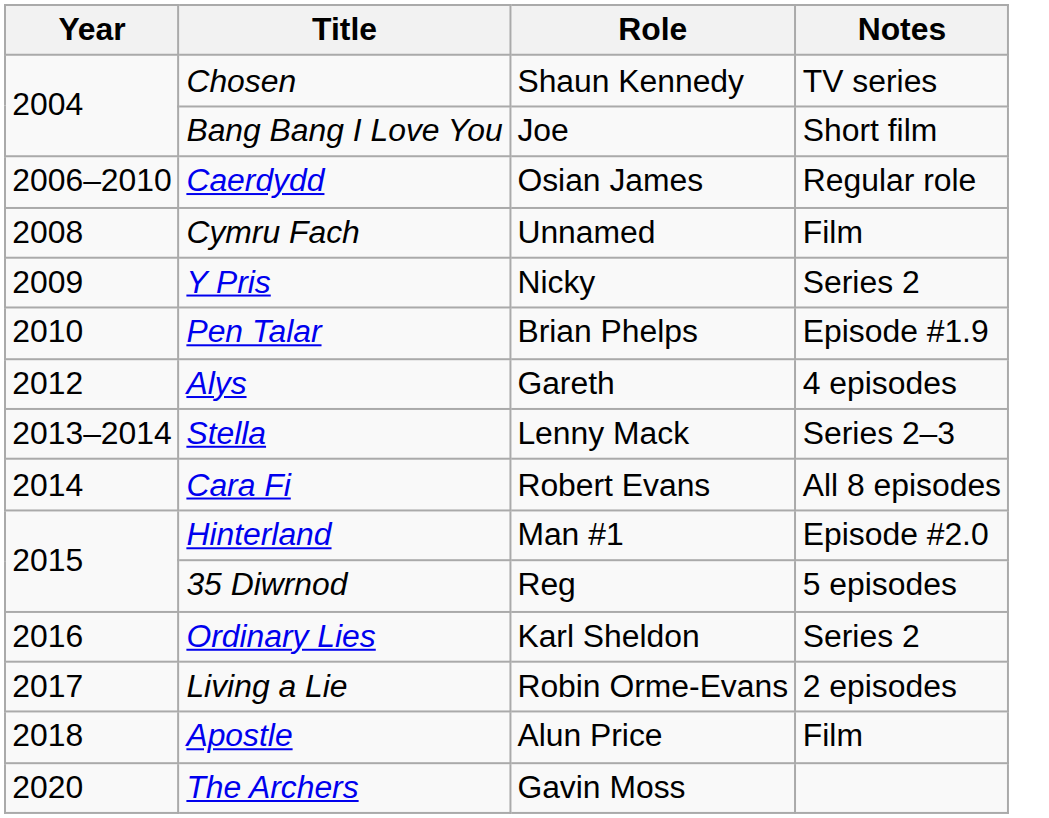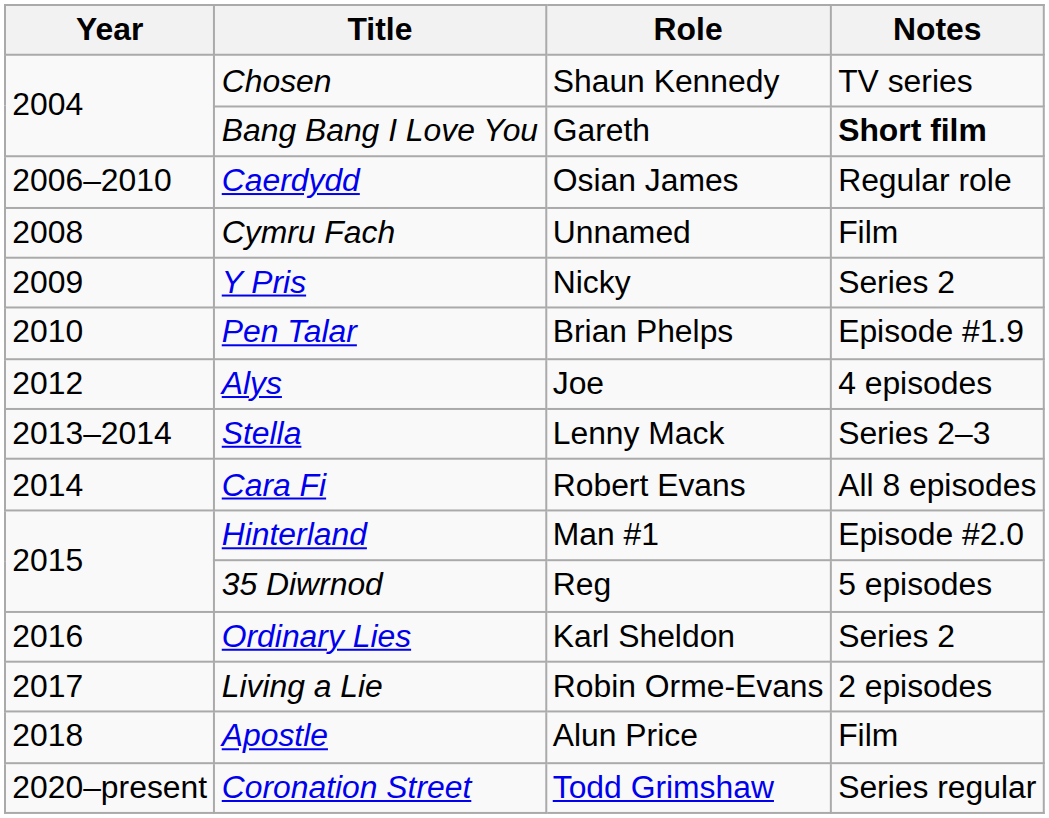(543, 130) Joe -> (601, 130) Gareth
(870, 130) normal -> (912, 130) bold
(566, 383) Gareth -> (578, 383) Joe
- row: (273, 787)
+ row: (347, 787)
